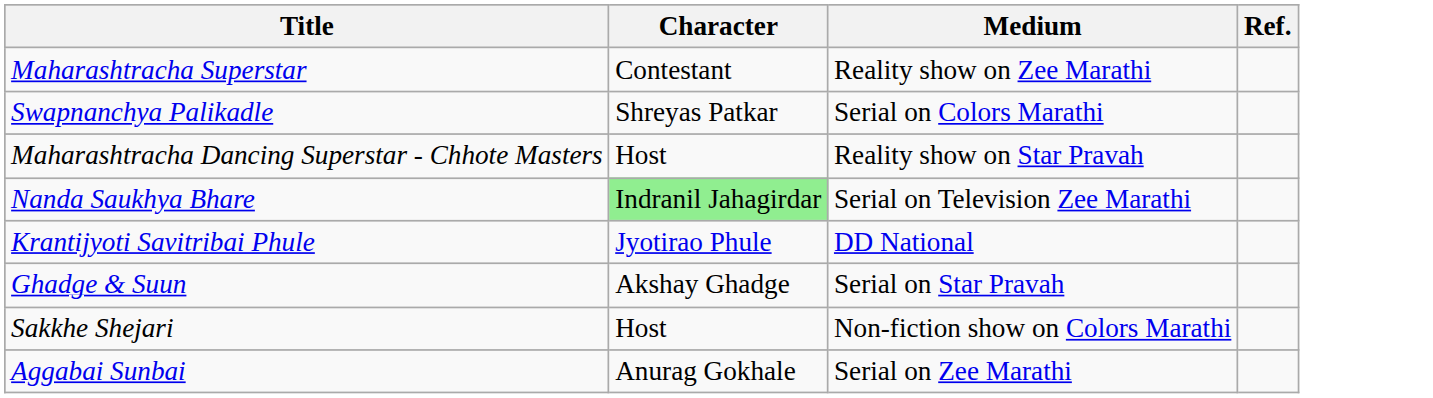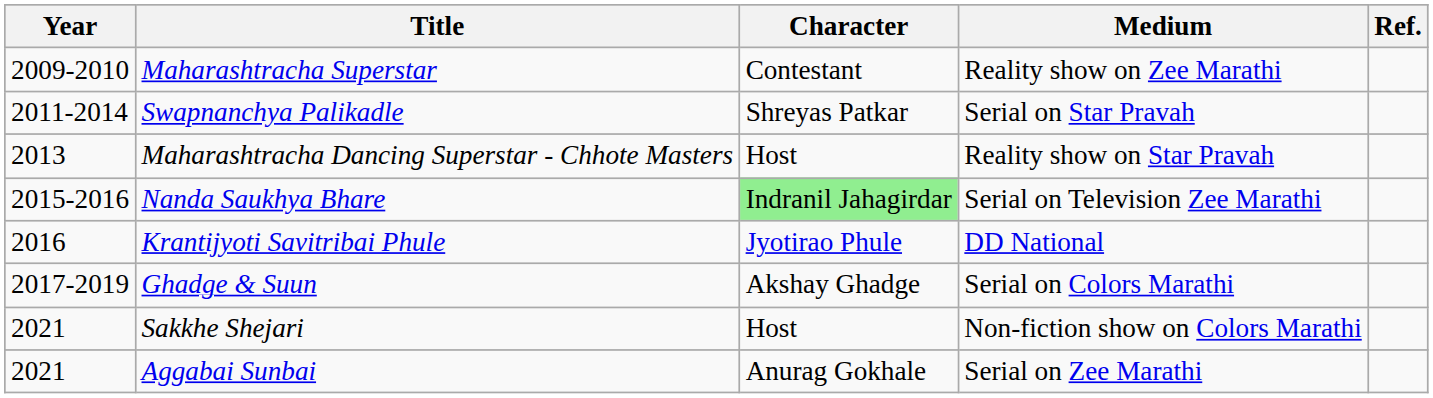+ column: (70, 26)
(969, 112) Serial on Colors Marathi -> (1080, 112) Serial on Star Pravah
(949, 284) Serial on Star Pravah -> (1099, 284) Serial on Colors Marathi
